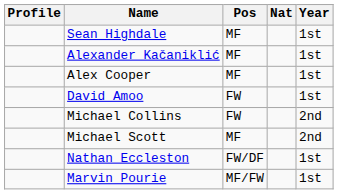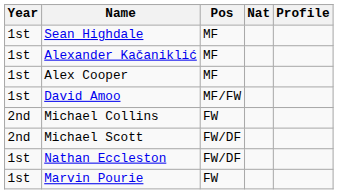columns swapped: (314, 15) <-> (34, 15)
(233, 97) FW -> (222, 97) MF/FW
(233, 138) MF -> (222, 138) FW/DF
(245, 179) MF/FW -> (211, 179) FW
